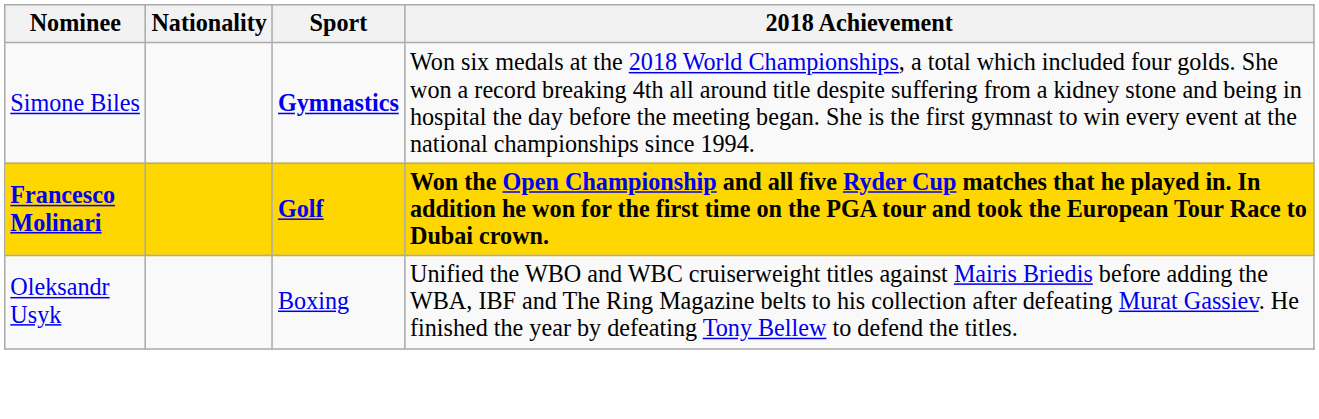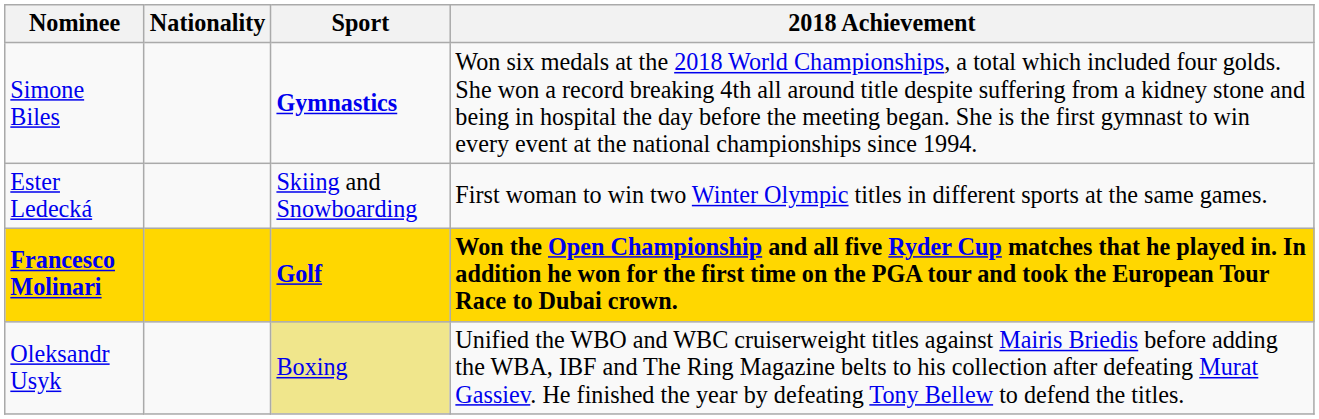+ row: (51, 195)
(314, 301) no background -> (312, 367) khaki background
